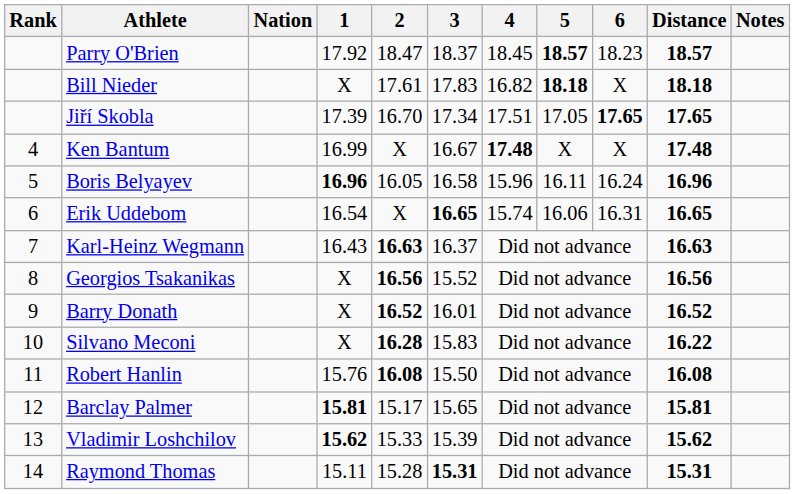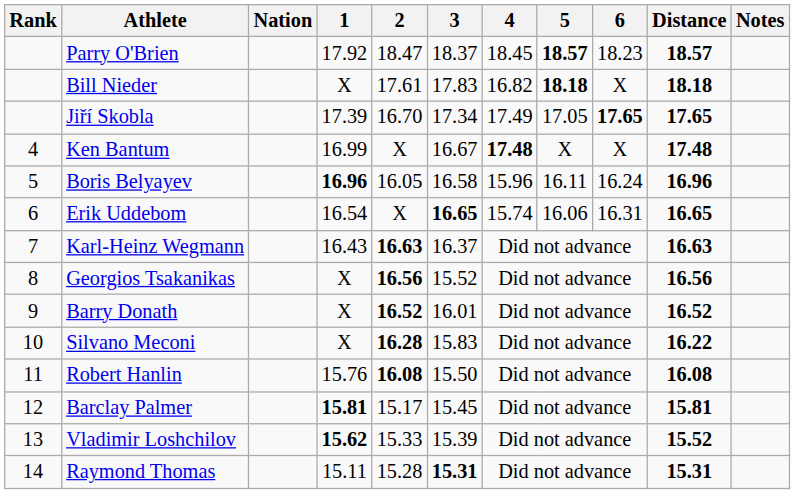(510, 117) 17.51 -> (510, 117) 17.49
(455, 407) 15.65 -> (455, 407) 15.45
(689, 439) 15.62 -> (689, 439) 15.52
